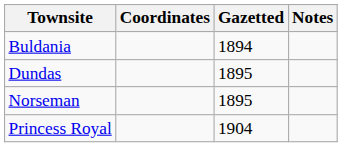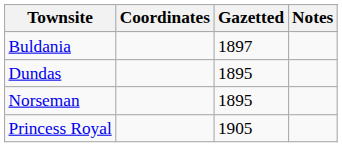(235, 45) 1894 -> (235, 45) 1897
(235, 127) 1904 -> (235, 127) 1905
